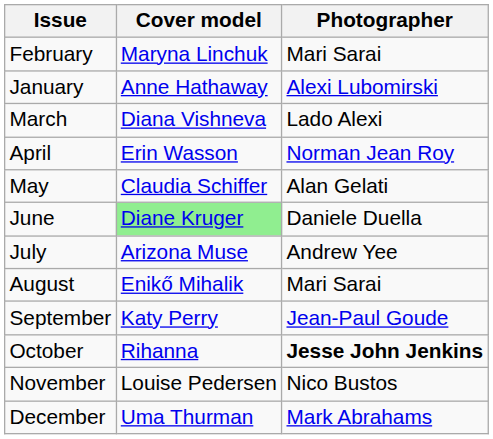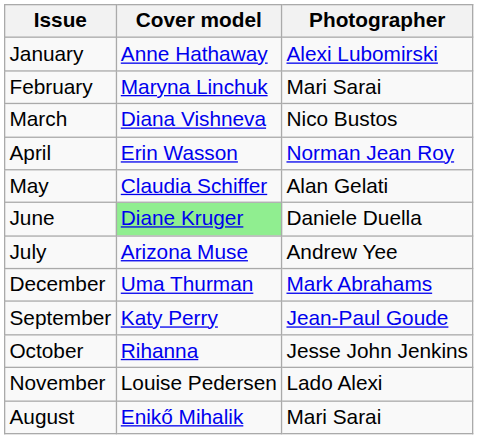rows swapped: (46, 86) <-> (51, 53)
(334, 119) Lado Alexi -> (342, 119) Nico Bustos
rows swapped: (42, 284) <-> (57, 416)
(385, 350) bold -> (377, 350) normal
(342, 383) Nico Bustos -> (334, 383) Lado Alexi
